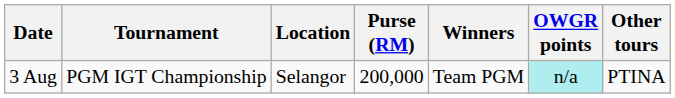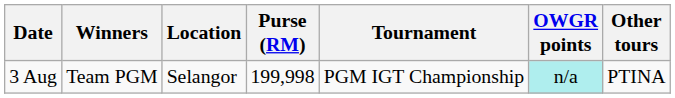columns swapped: (166, 32) <-> (479, 32)
(392, 76) 200,000 -> (283, 76) 199,998
